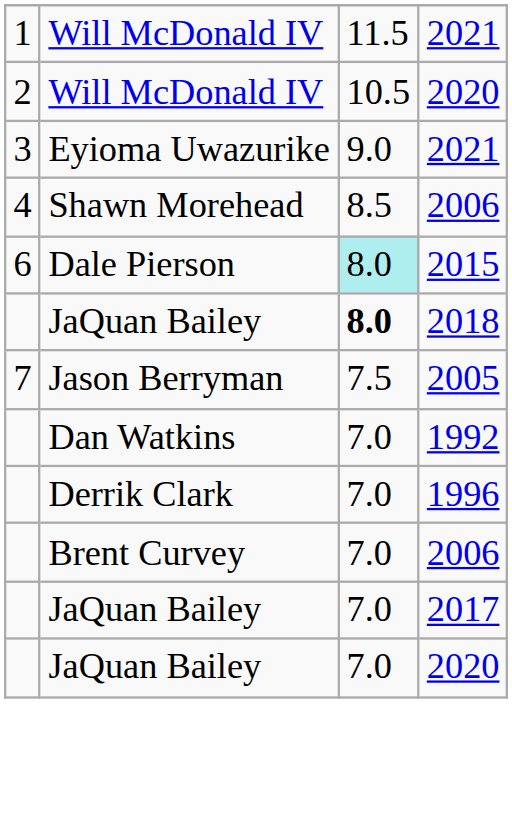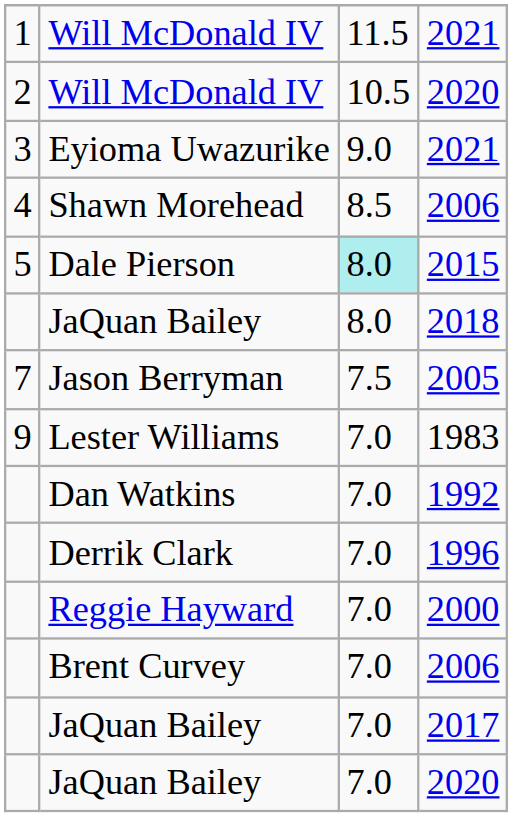(23, 263) 6 -> (23, 263) 5
(369, 321) bold -> (369, 321) normal
+ row: (164, 436)
+ row: (171, 609)
